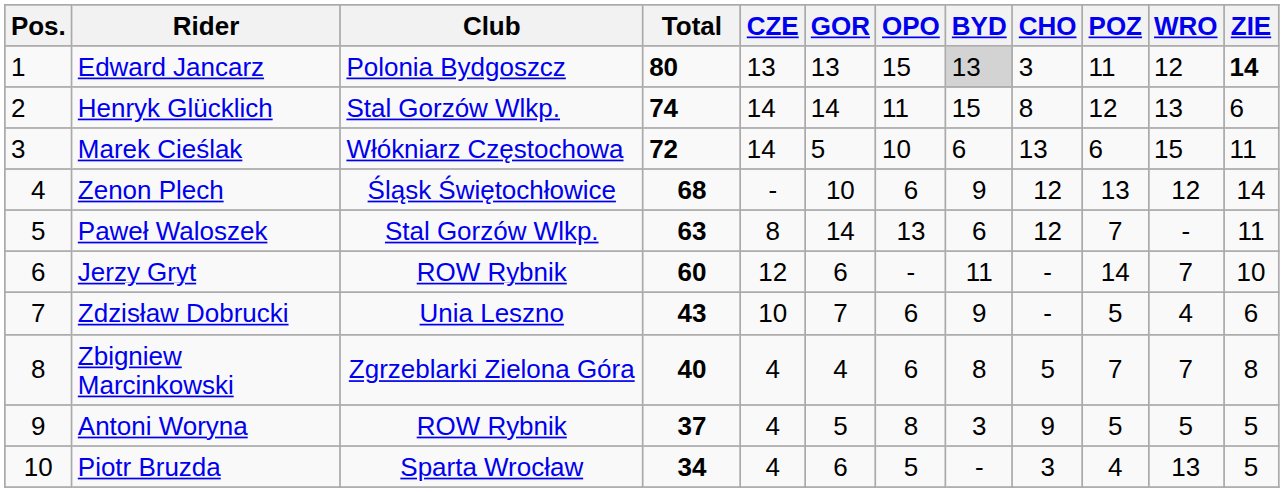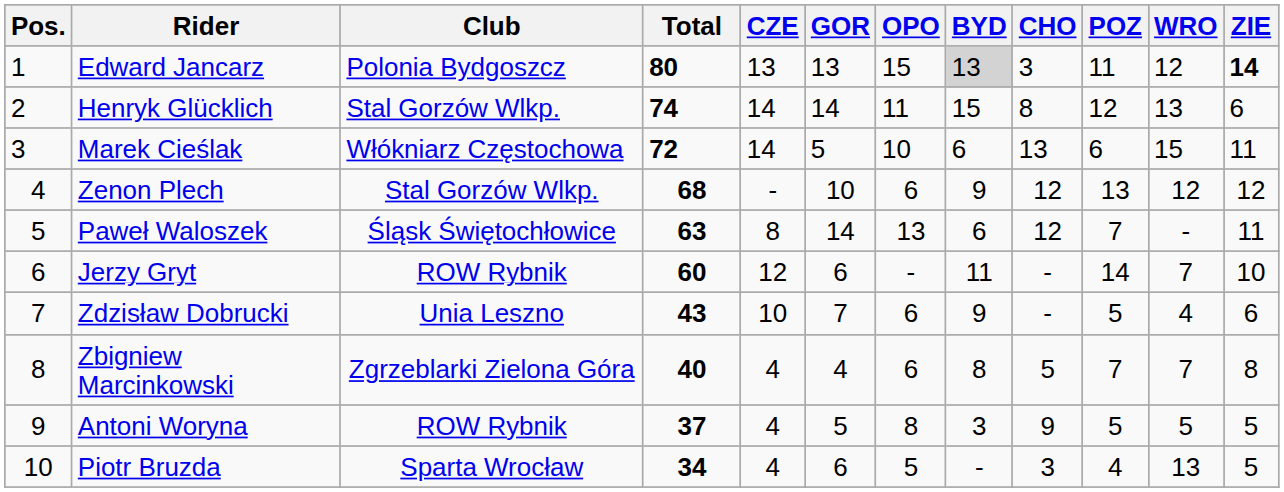(492, 190) Śląsk Świętochłowice -> (492, 190) Stal Gorzów Wlkp.
(1251, 190) 14 -> (1251, 190) 12
(492, 231) Stal Gorzów Wlkp. -> (492, 231) Śląsk Świętochłowice
